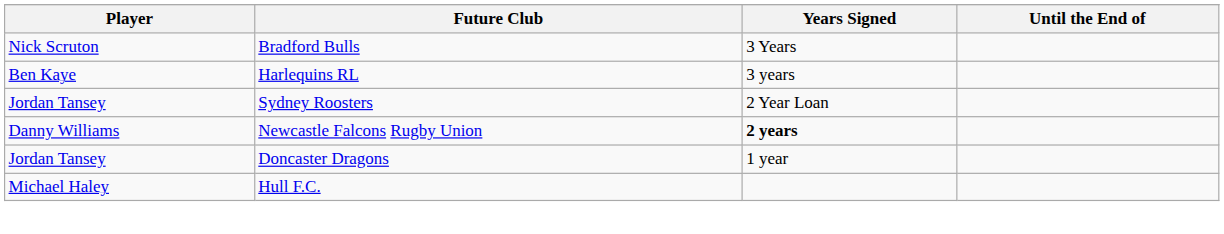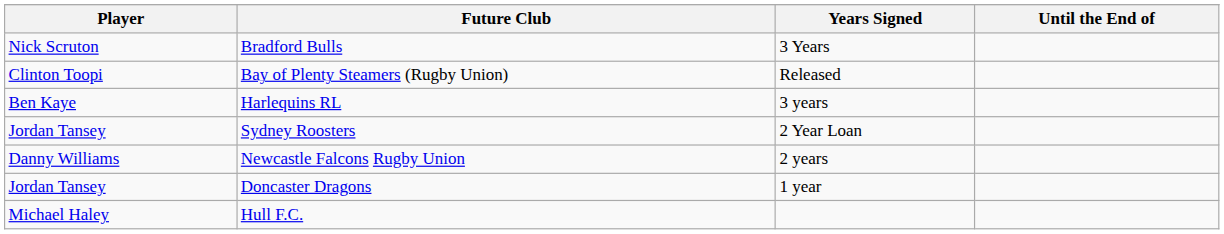+ row: (375, 74)
(772, 131) bold -> (804, 159) normal
